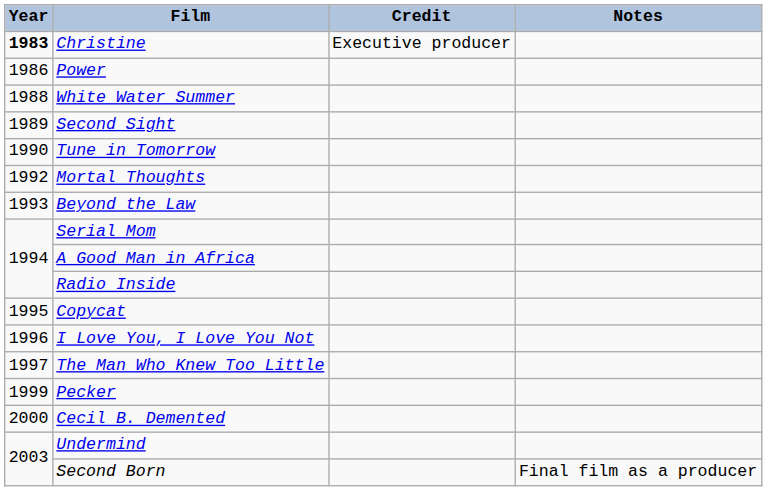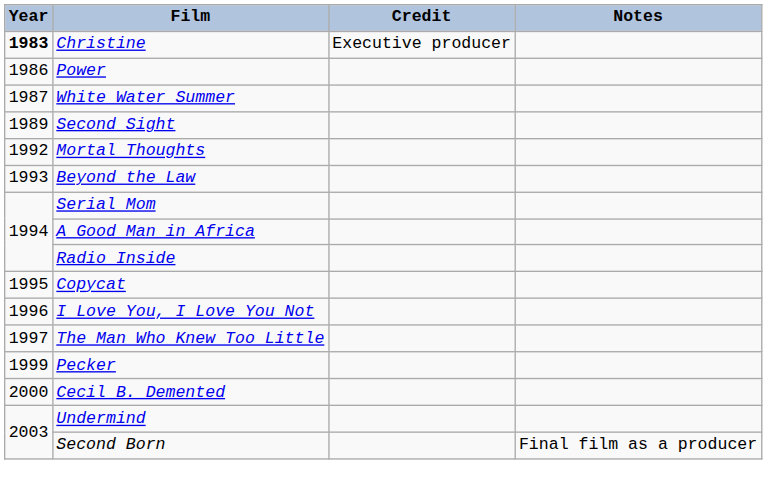(29, 99) 1988 -> (29, 99) 1987
- row: (136, 152)
